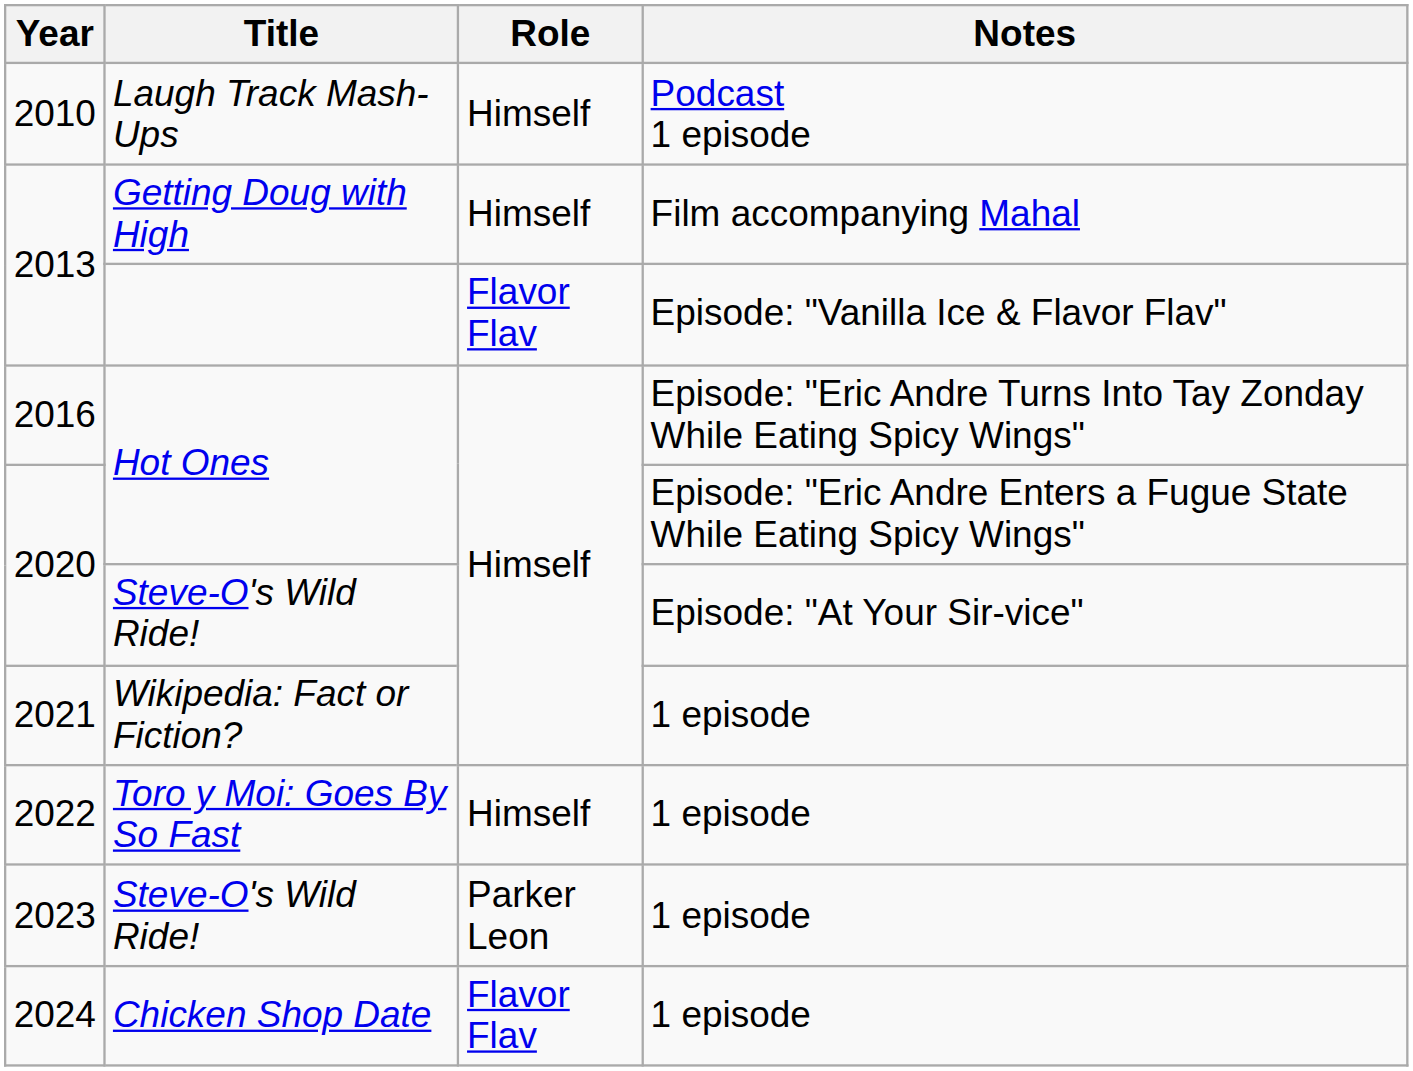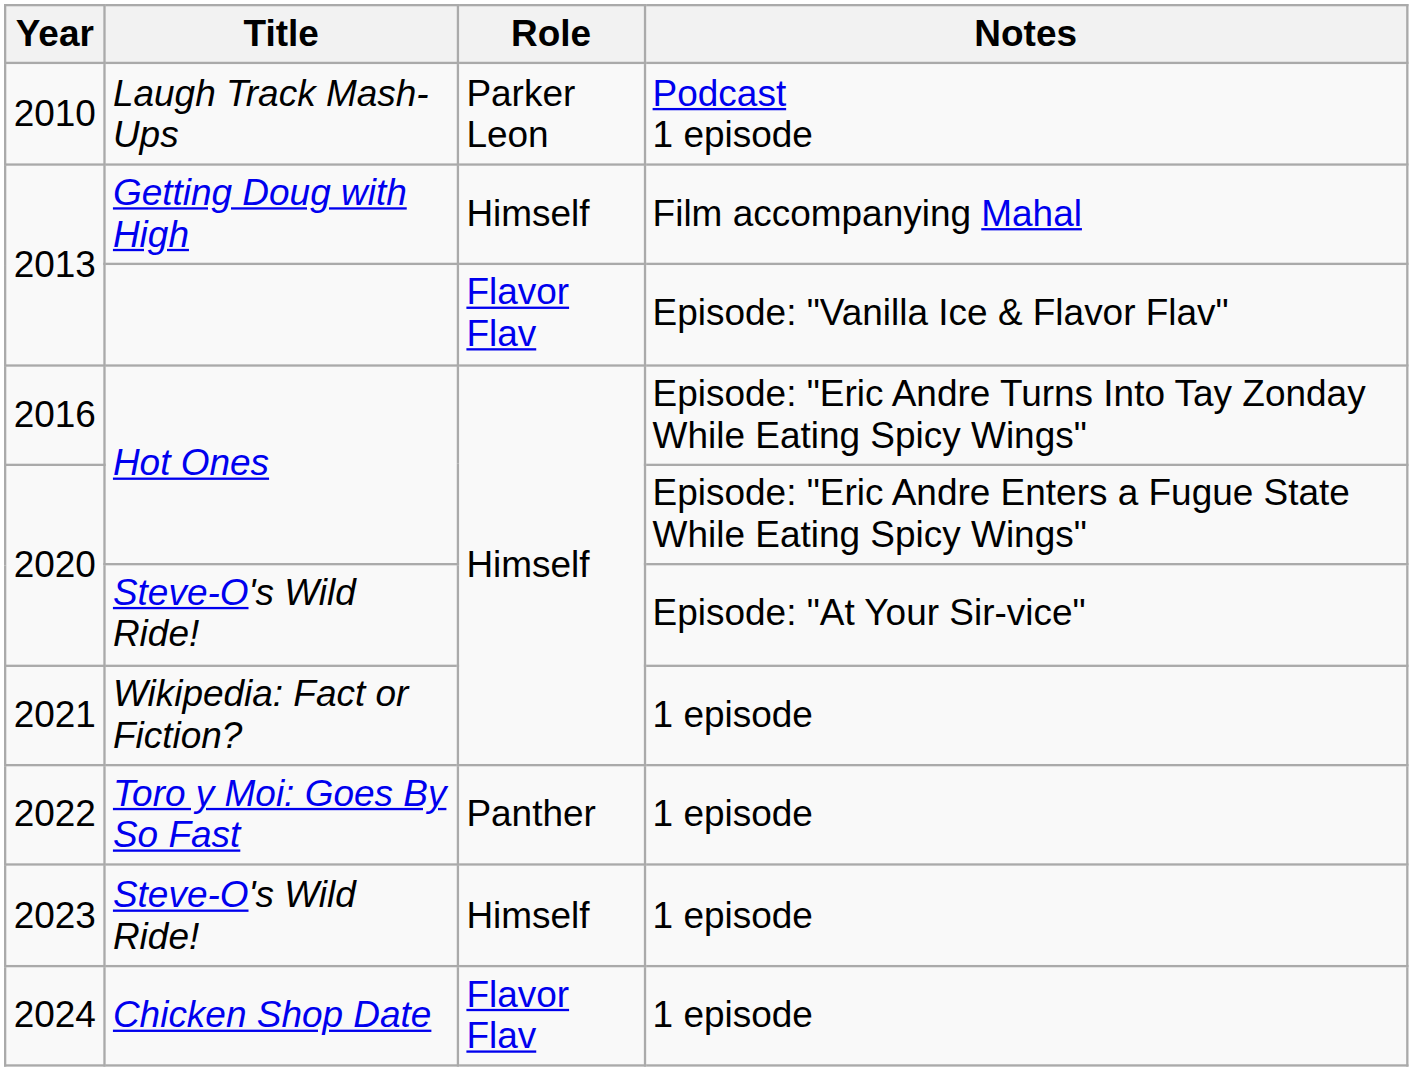(529, 113) Himself -> (521, 113) Parker Leon
(529, 814) Himself -> (531, 814) Panther
(521, 914) Parker Leon -> (528, 914) Himself
